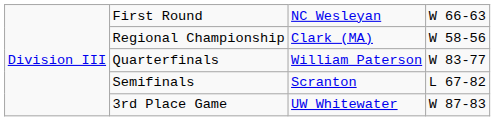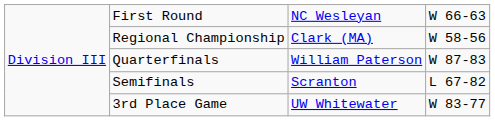(457, 60) W 83-77 -> (457, 60) W 87-83
(457, 105) W 87-83 -> (457, 105) W 83-77
